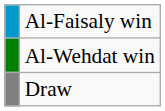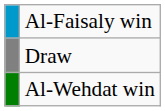rows swapped: (90, 55) <-> (48, 88)
